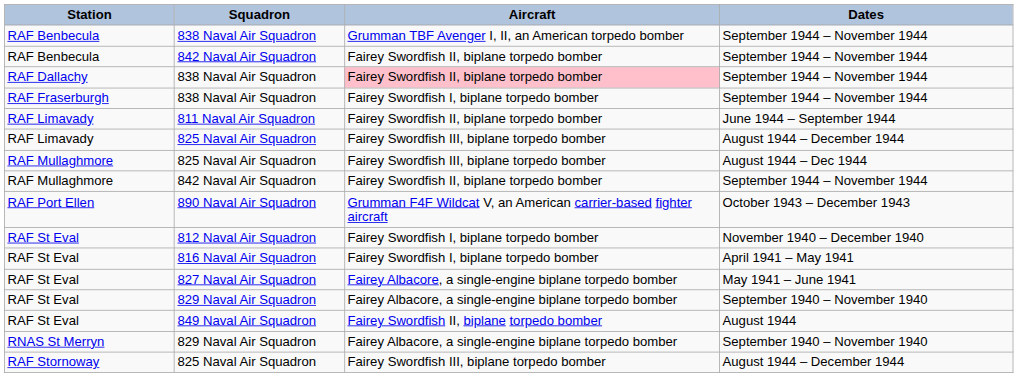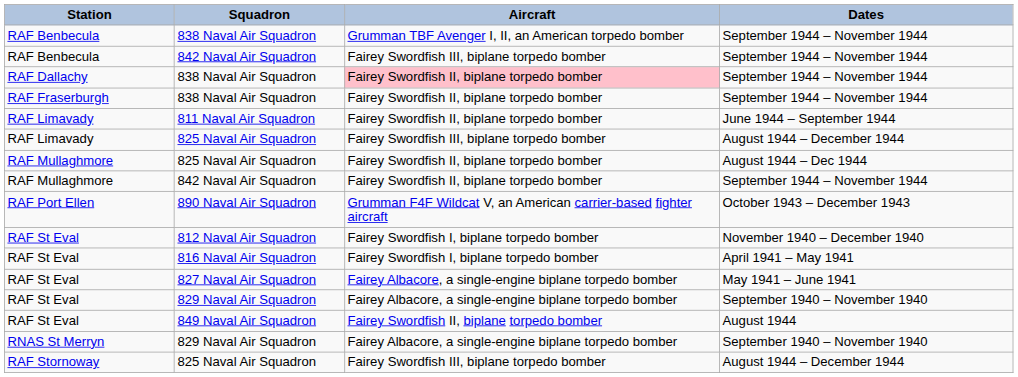(475, 56) Fairey Swordfish II, biplane torpedo bomber -> (477, 56) Fairey Swordfish III, biplane torpedo bomber
(473, 98) Fairey Swordfish I, biplane torpedo bomber -> (475, 98) Fairey Swordfish II, biplane torpedo bomber
(477, 160) Fairey Swordfish III, biplane torpedo bomber -> (475, 160) Fairey Swordfish II, biplane torpedo bomber
